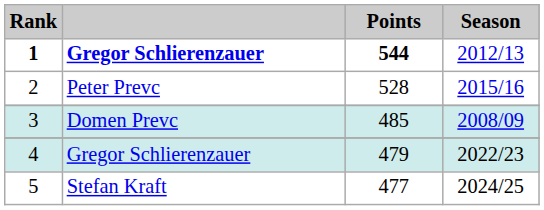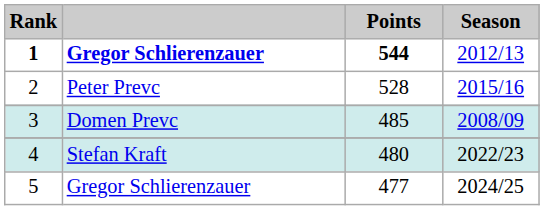(159, 154) Gregor Schlierenzauer -> (117, 154) Stefan Kraft
(394, 154) 479 -> (394, 154) 480
(117, 187) Stefan Kraft -> (159, 187) Gregor Schlierenzauer
